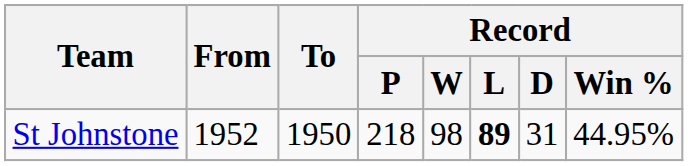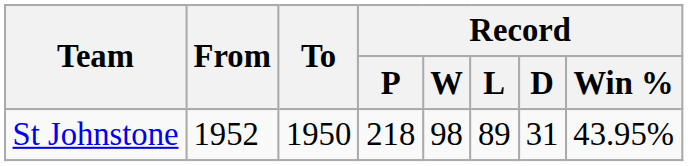(494, 133) bold -> (494, 133) normal
(624, 133) 44.95% -> (624, 133) 43.95%
